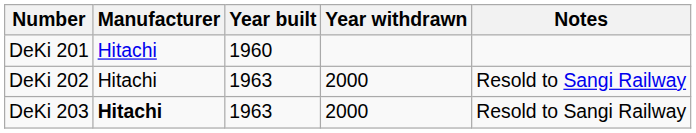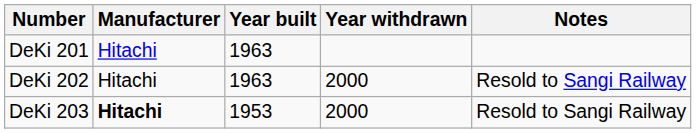(251, 50) 1960 -> (251, 50) 1963
(251, 111) 1963 -> (251, 111) 1953
